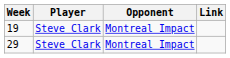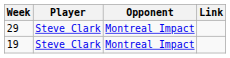rows swapped: (13, 29) <-> (13, 45)
